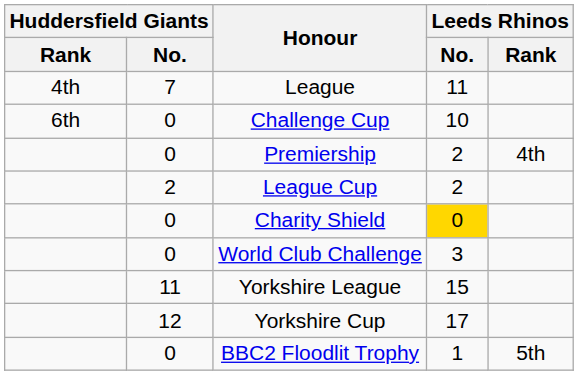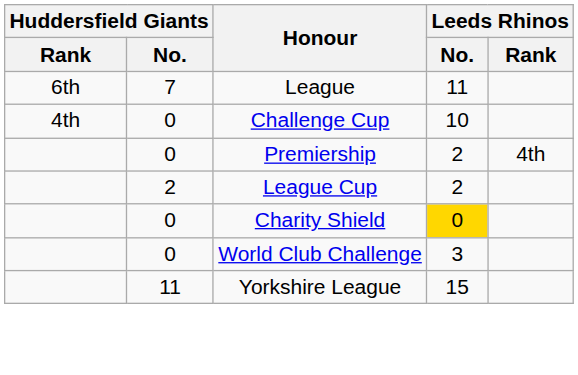(66, 87) 4th -> (66, 87) 6th
(66, 120) 6th -> (66, 120) 4th
- row: (320, 320)
- row: (320, 353)
